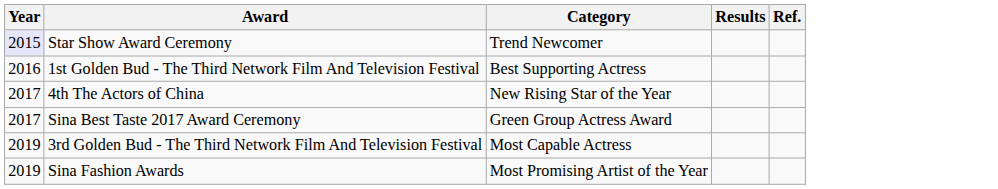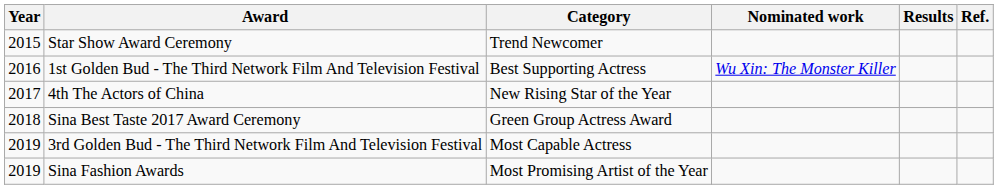+ column: (806, 17)
(24, 42) lavender background -> (24, 42) no background
(24, 119) 2017 -> (24, 119) 2018
